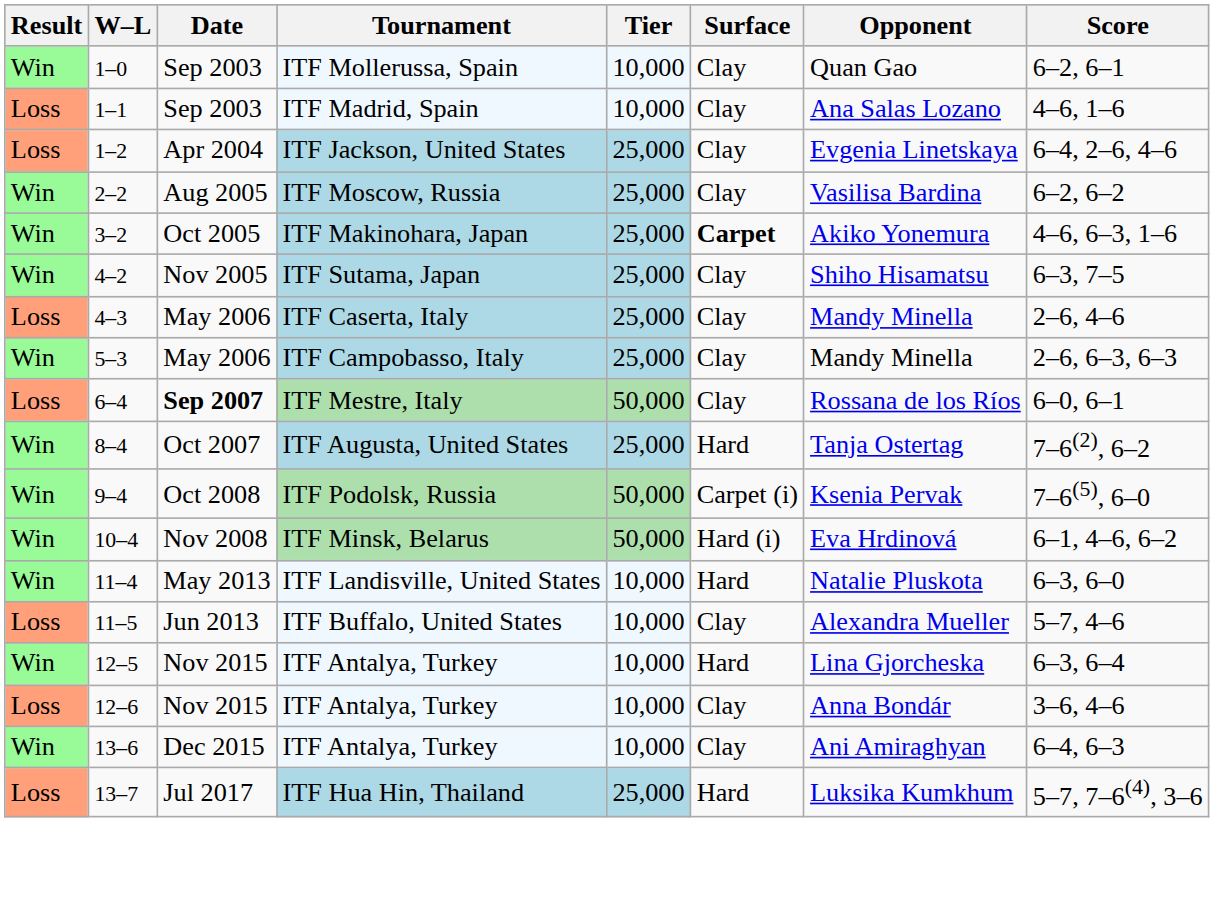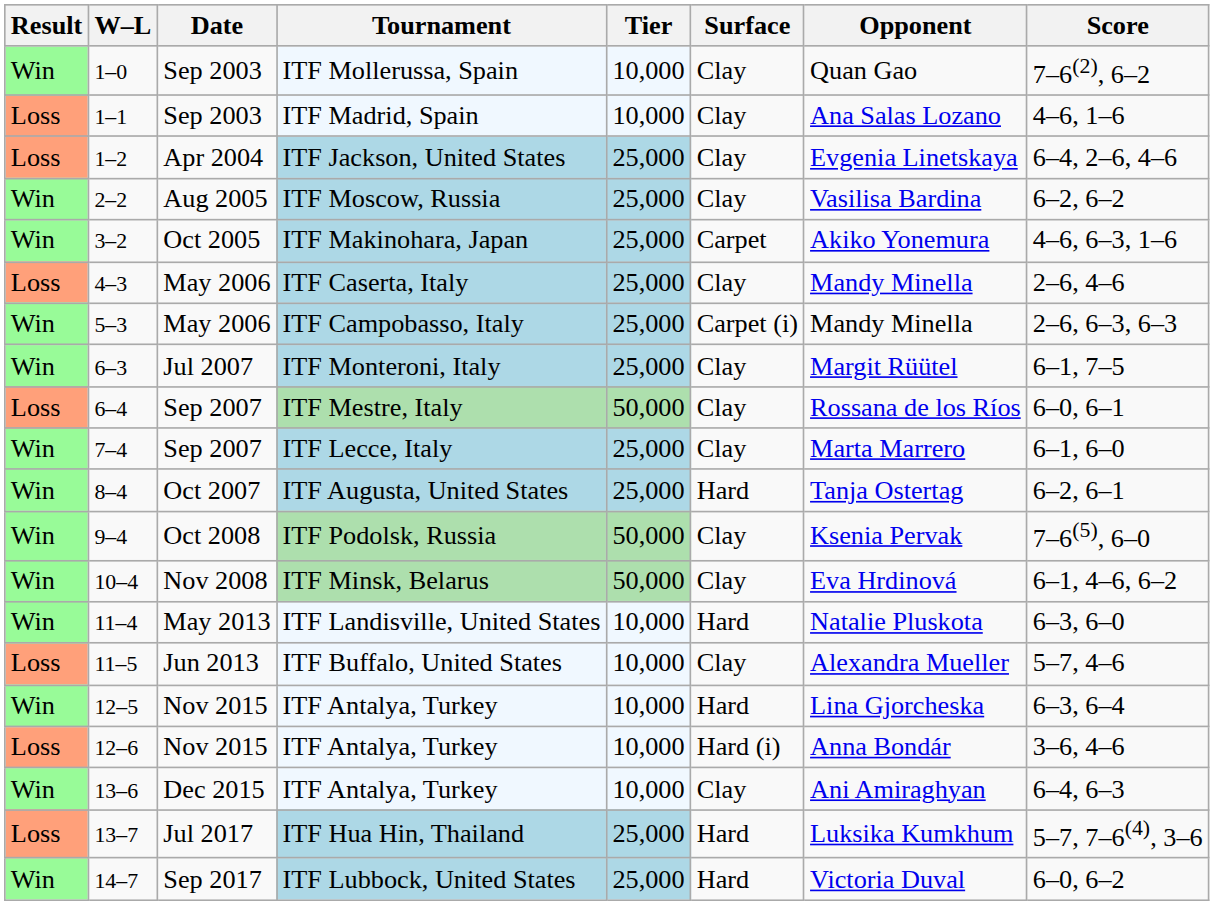(1079, 66) 6–2, 6–1 -> (1091, 70) 7–6(2), 6–2
(736, 233) bold -> (732, 240) normal
- row: (111, 276)
(721, 358) Clay -> (747, 323) Carpet (i)
+ row: (111, 366)
(213, 399) bold -> (213, 406) normal
+ row: (111, 450)
(1091, 445) 7–6(2), 6–2 -> (1079, 490) 6–2, 6–1
(747, 493) Carpet (i) -> (721, 535) Clay
(739, 538) Hard (i) -> (721, 580) Clay
(721, 705) Clay -> (739, 746) Hard (i)
+ row: (116, 880)
